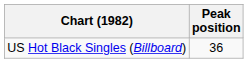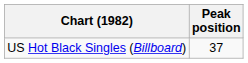(216, 48) 36 -> (216, 48) 37
